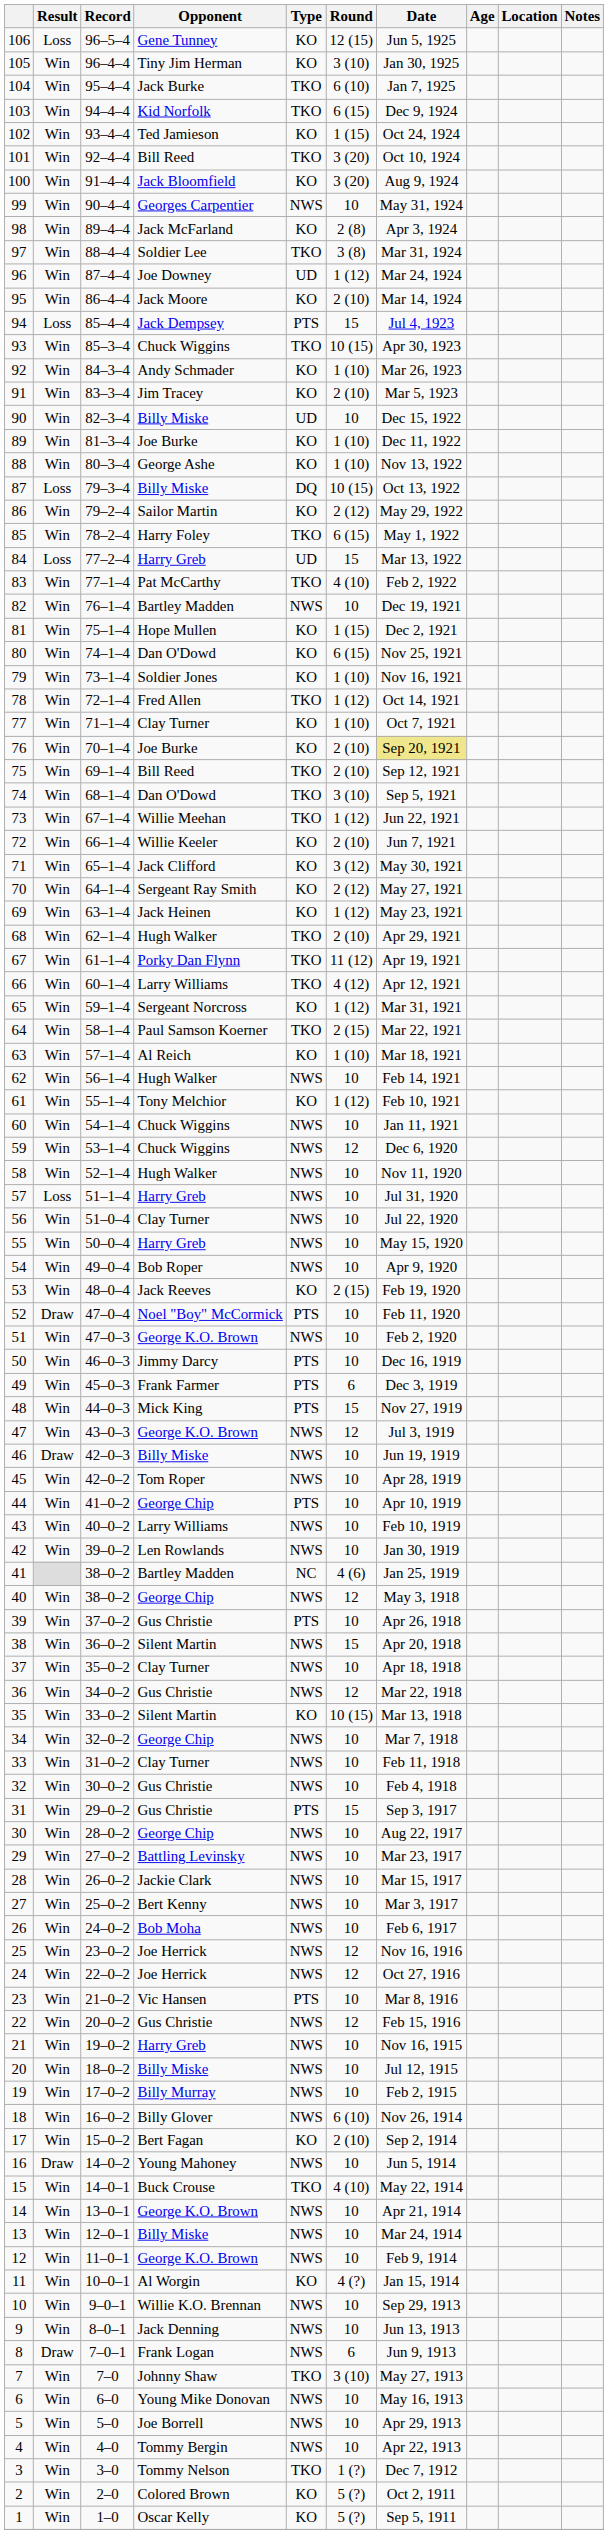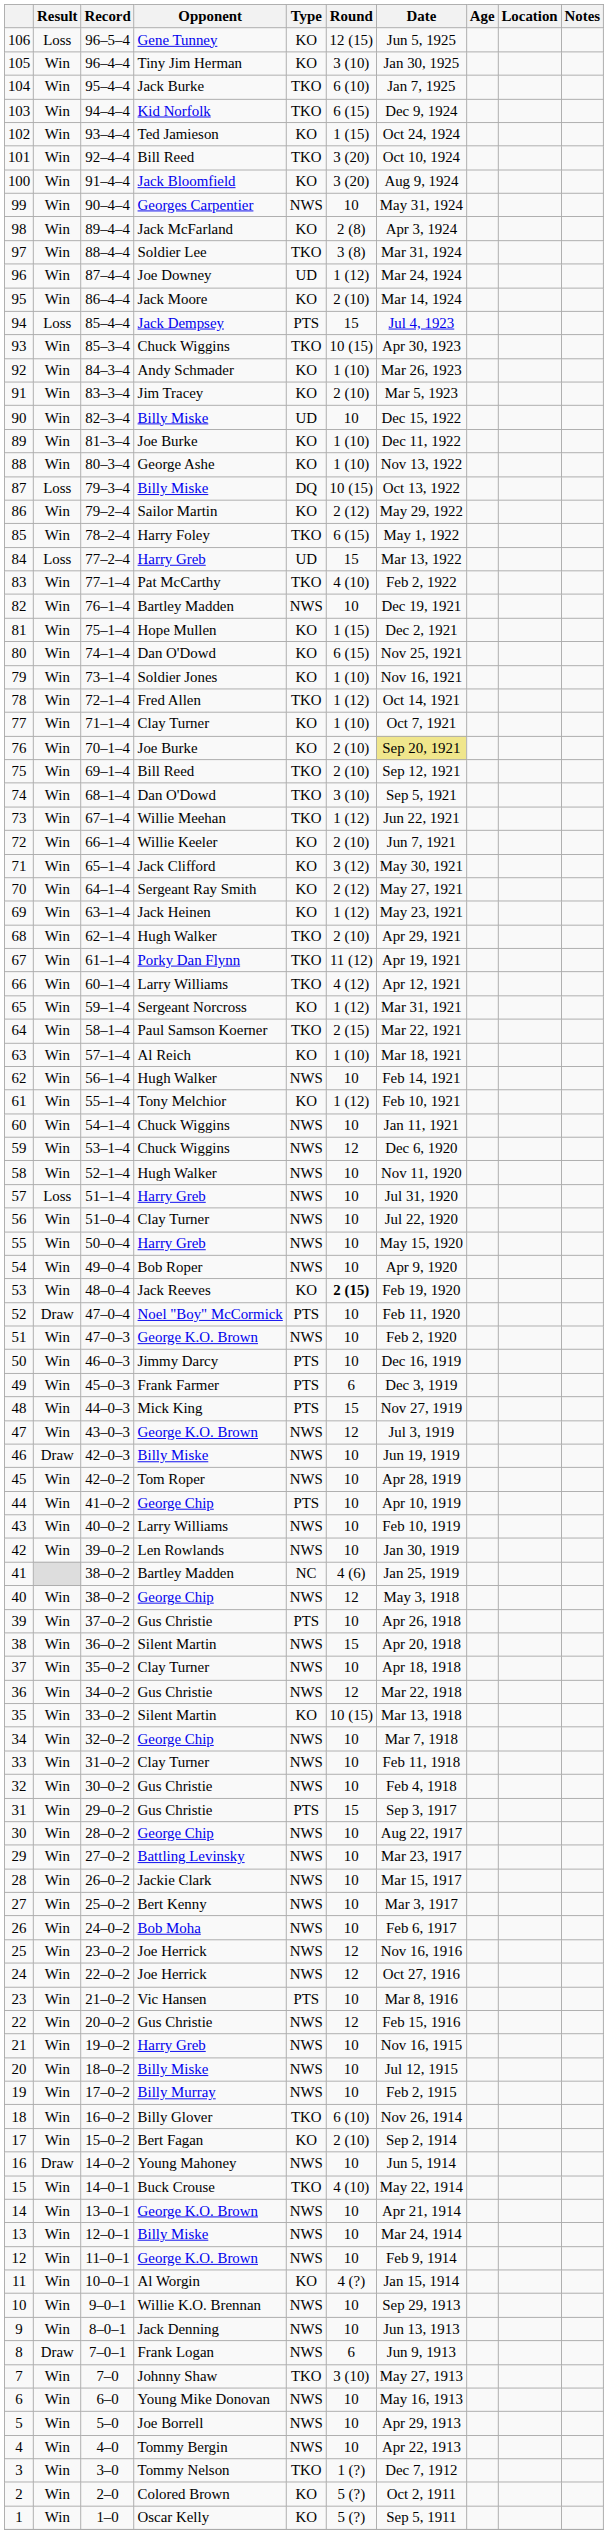(351, 1290) normal -> (351, 1290) bold
(306, 2116) NWS -> (306, 2116) TKO
